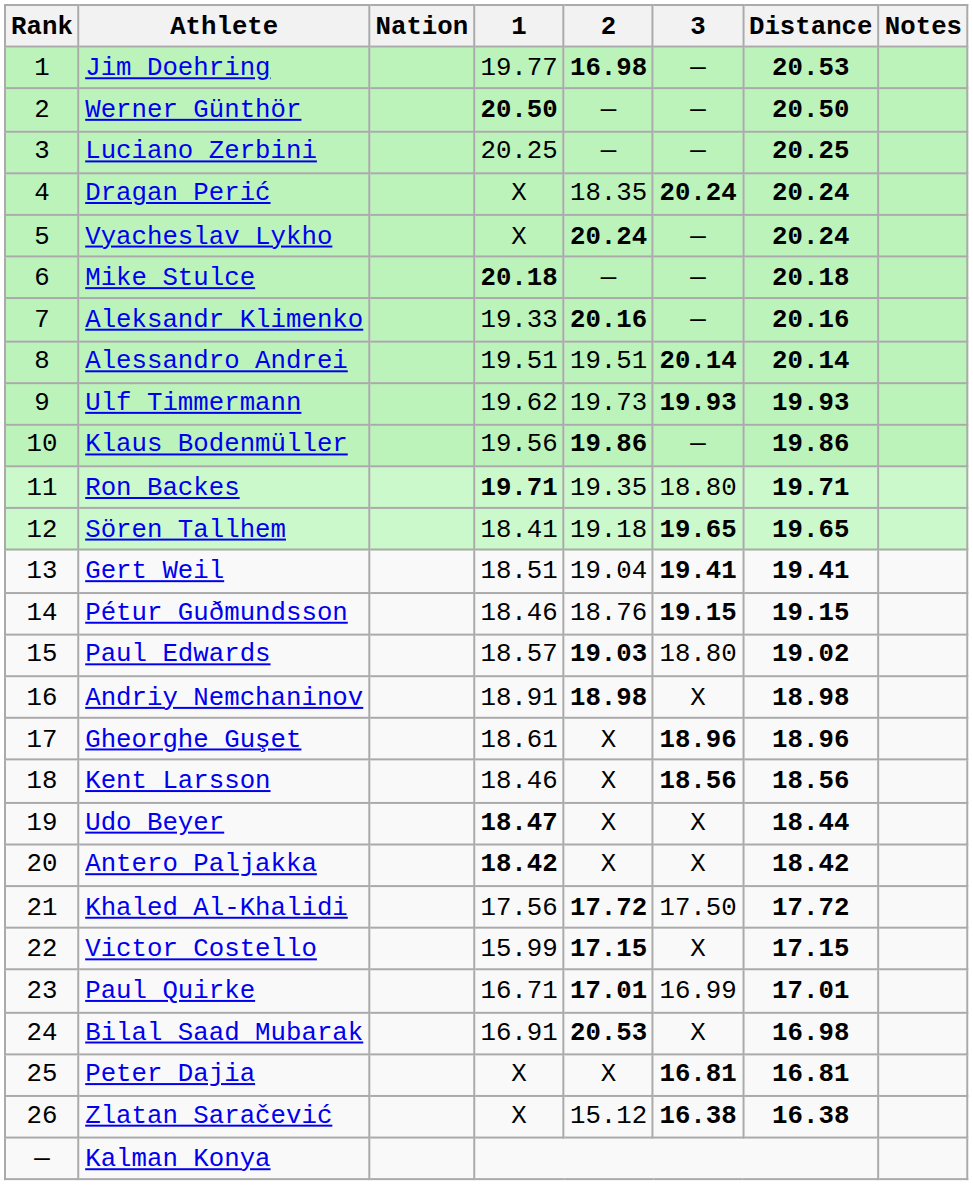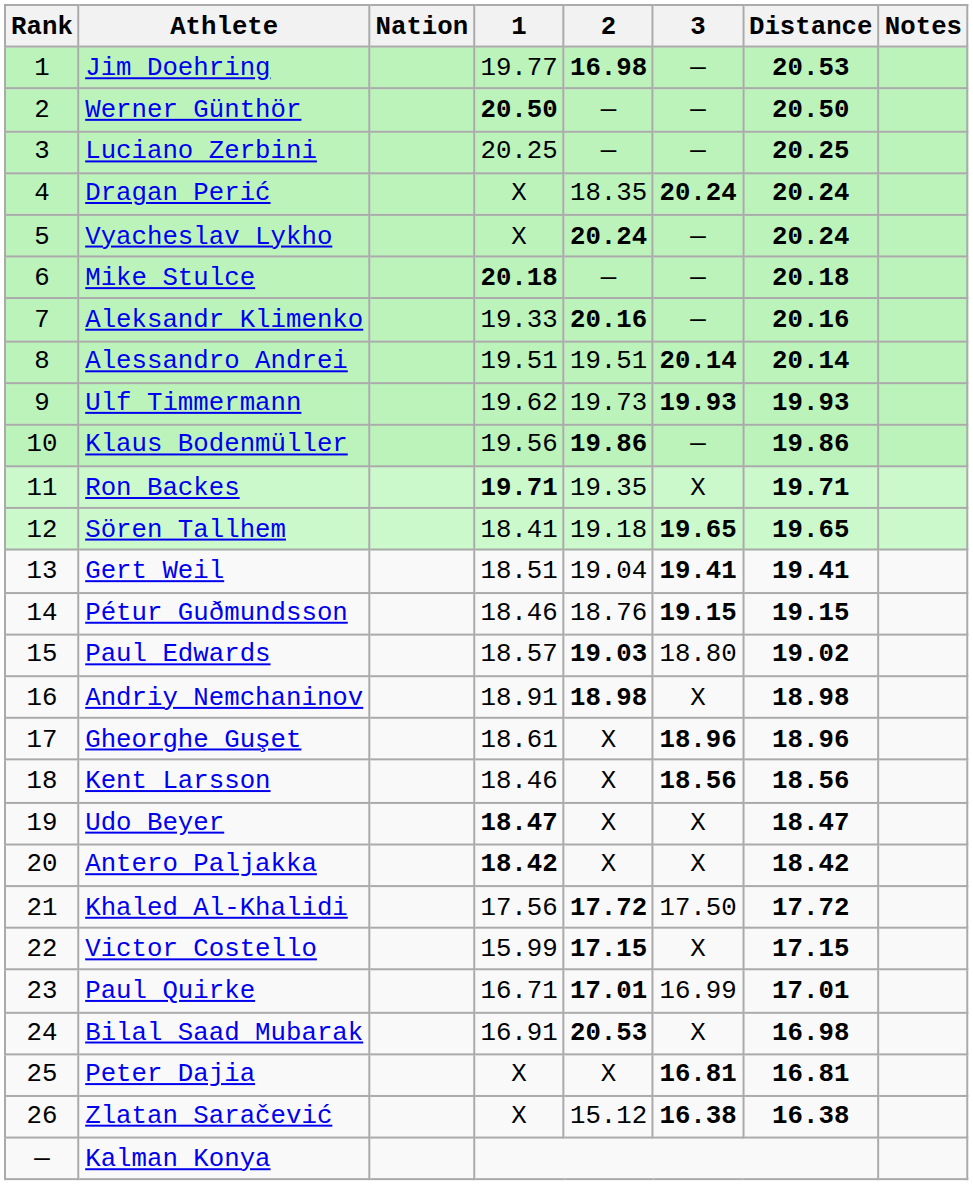(698, 487) 18.80 -> (698, 487) X
(811, 823) 18.44 -> (811, 823) 18.47
